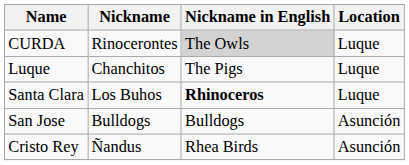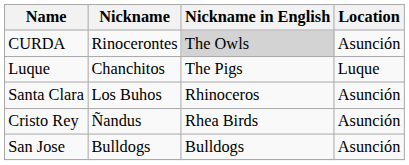(359, 43) Luque -> (369, 43) Asunción
(224, 95) bold -> (222, 95) normal
(359, 95) Luque -> (369, 95) Asunción
rows swapped: (43, 146) <-> (37, 120)
